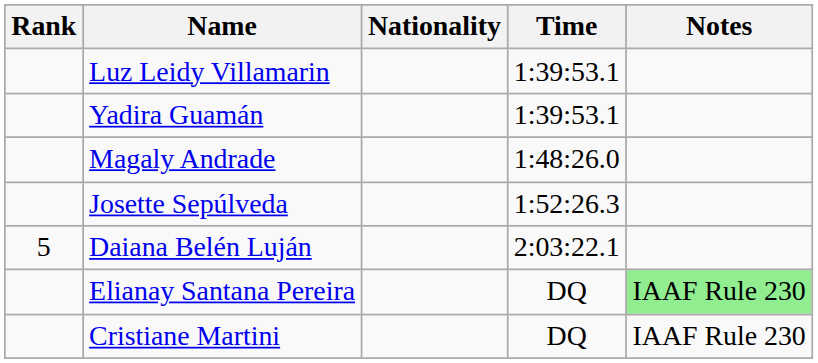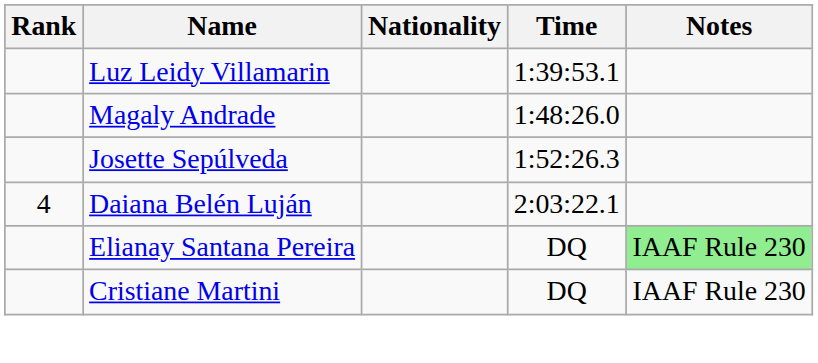- row: (176, 114)
(44, 247) 5 -> (44, 203) 4
